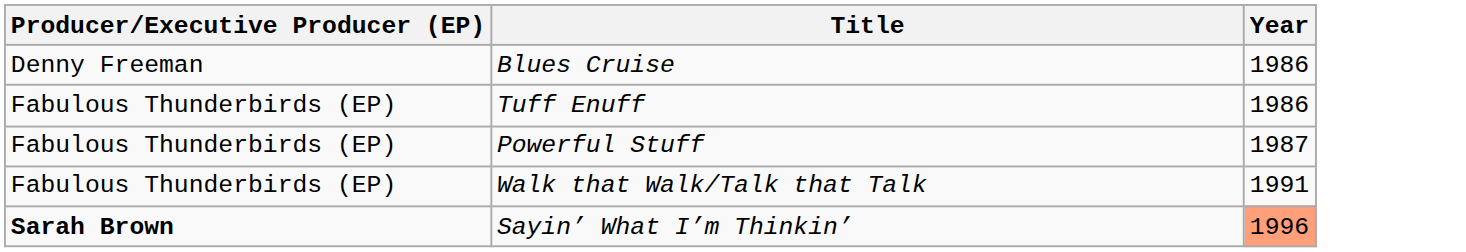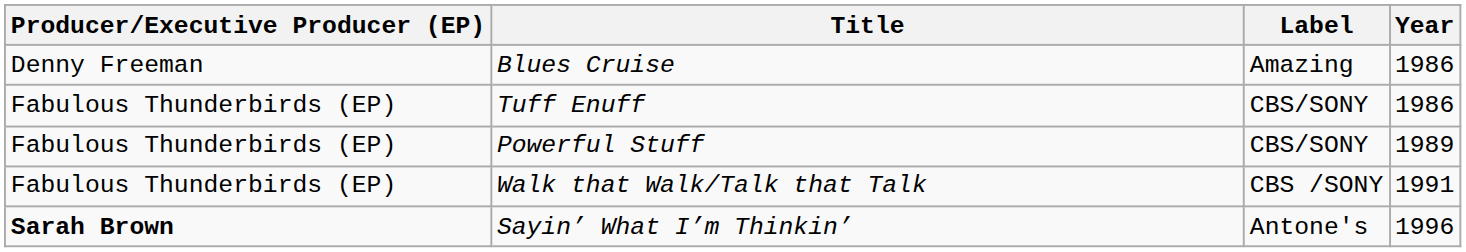+ column: (1316, 25)
(1279, 146) 1987 -> (1425, 146) 1989
(1279, 226) lightsalmon background -> (1425, 226) no background
